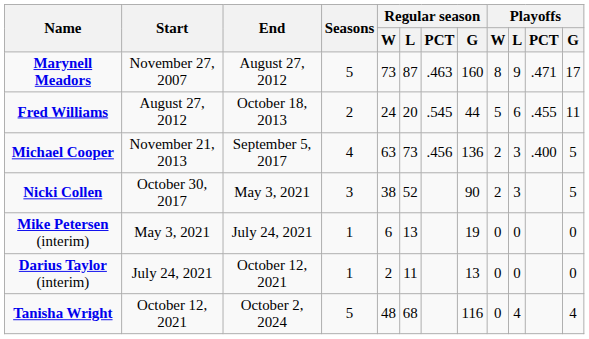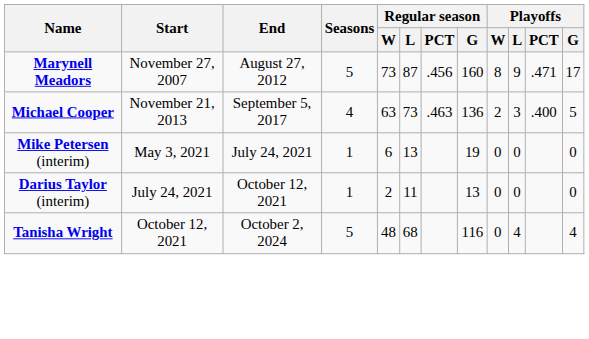(439, 71) .463 -> (439, 71) .456
- row: (63, 112)
(439, 152) .456 -> (439, 112) .463
- row: (63, 192)
